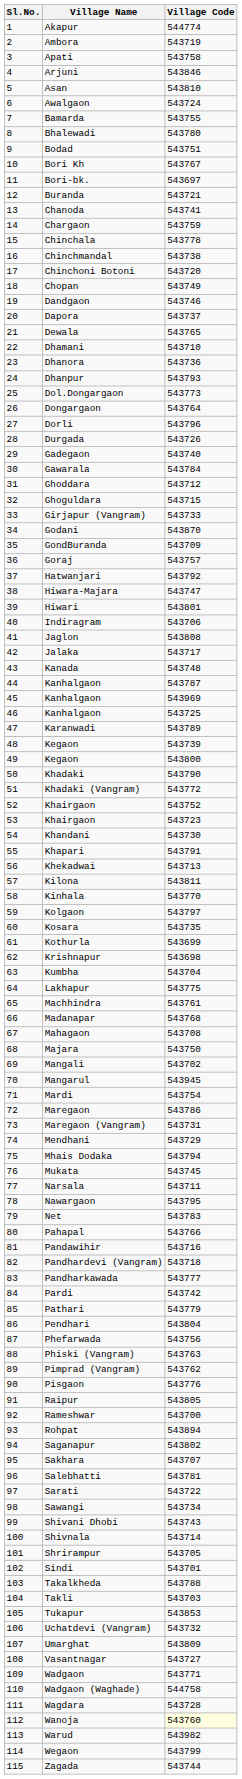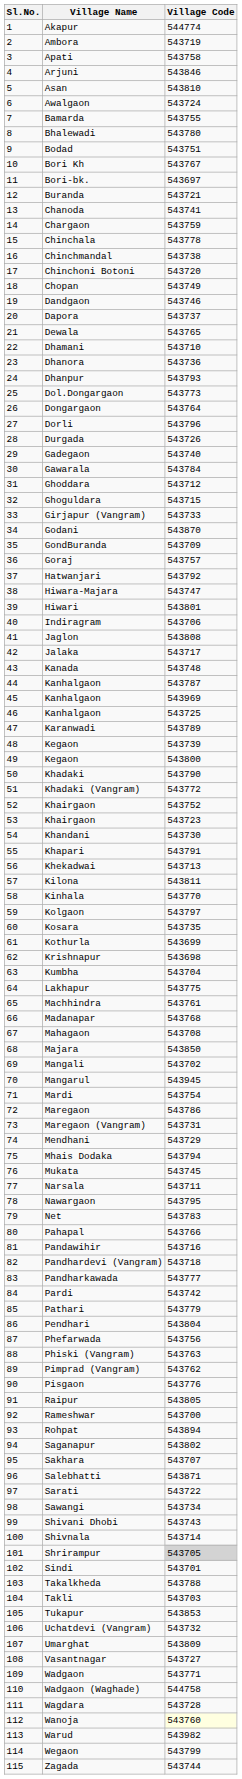(184, 1049) 543750 -> (184, 1049) 543850
(184, 1476) 543781 -> (184, 1476) 543871
(184, 1553) no background -> (184, 1553) lightgrey background
